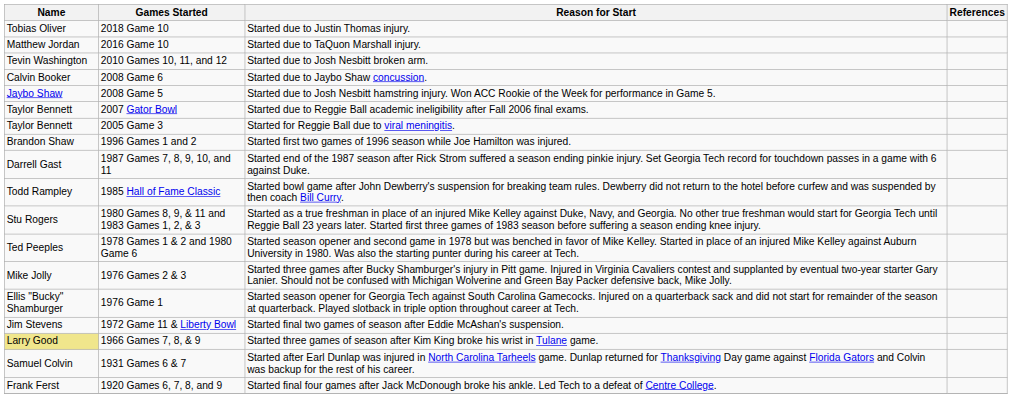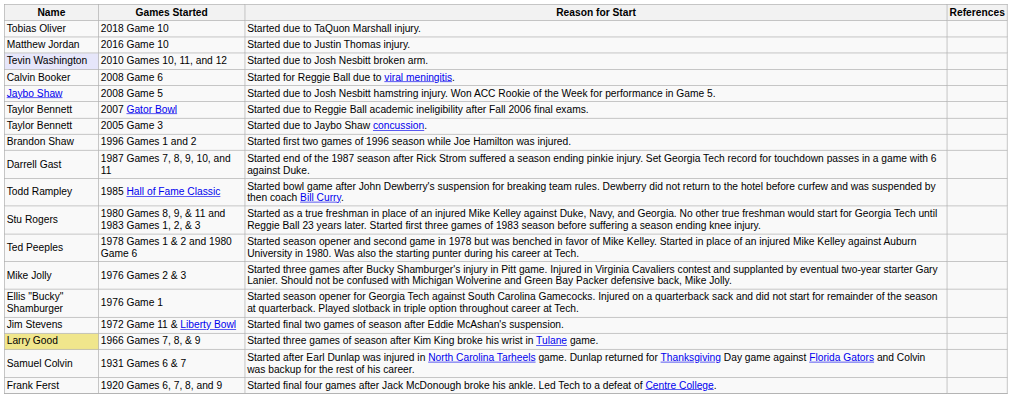(329, 28) Started due to Justin Thomas injury. -> (334, 28) Started due to TaQuon Marshall injury.
(334, 45) Started due to TaQuon Marshall injury. -> (329, 45) Started due to Justin Thomas injury.
(47, 61) no background -> (47, 61) lavender background
(337, 77) Started due to Jaybo Shaw concussion. -> (351, 77) Started for Reggie Ball due to viral meningitis.
(351, 126) Started for Reggie Ball due to viral meningitis. -> (337, 126) Started due to Jaybo Shaw concussion.
